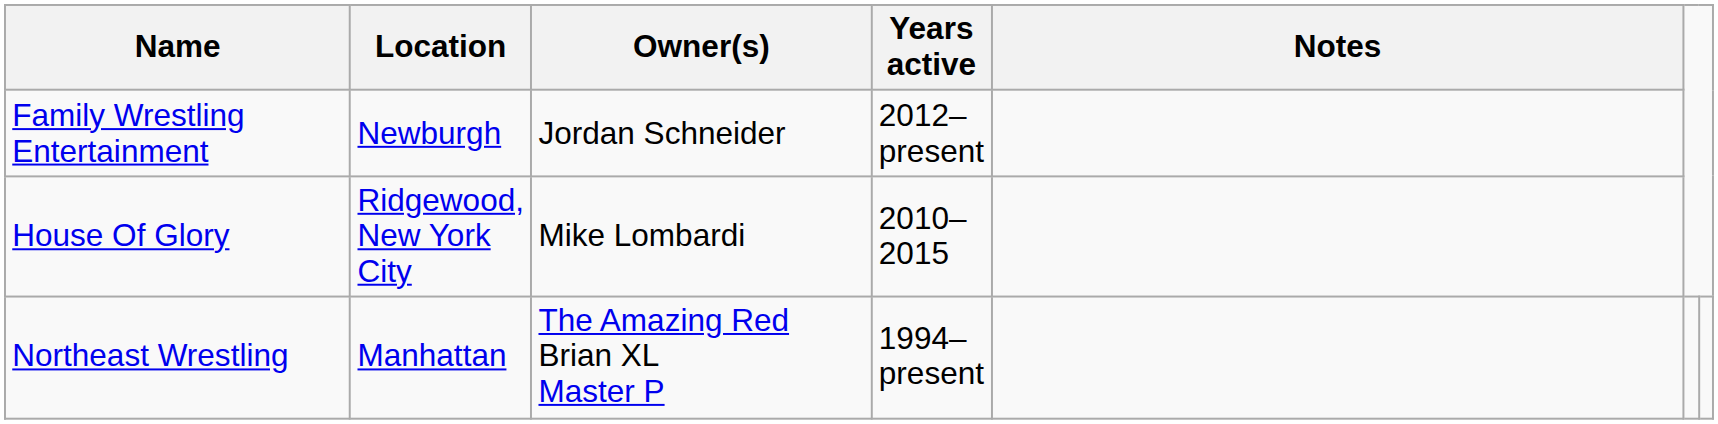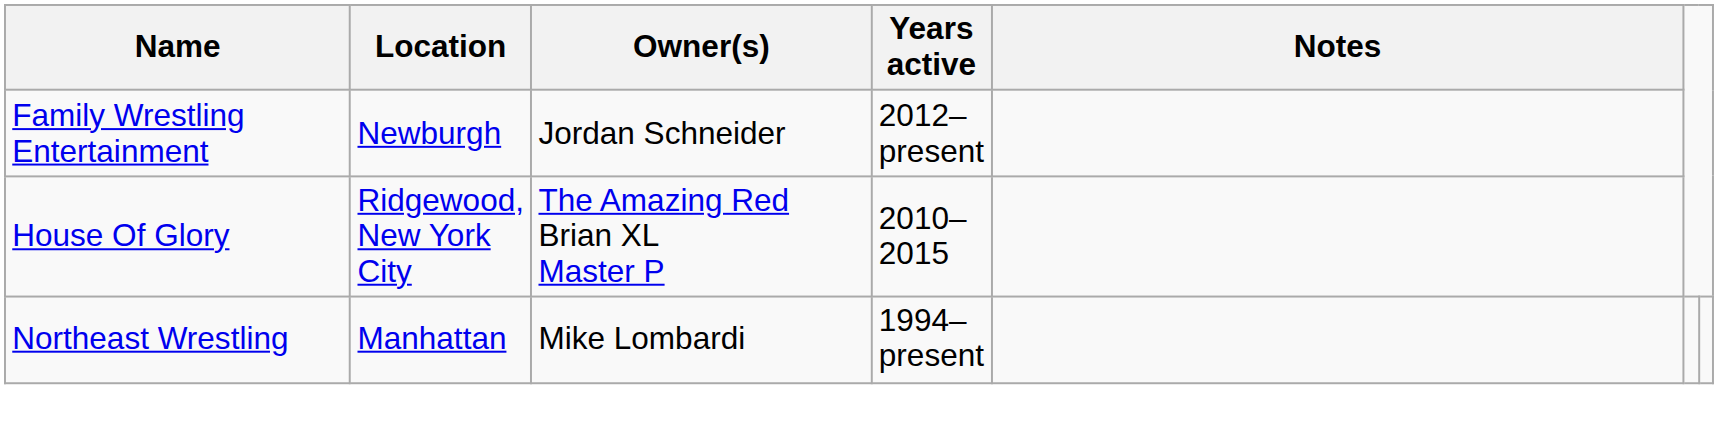(642, 235) Mike Lombardi -> (664, 235) The Amazing Red Brian XL Master P
(664, 356) The Amazing Red Brian XL Master P -> (642, 339) Mike Lombardi
